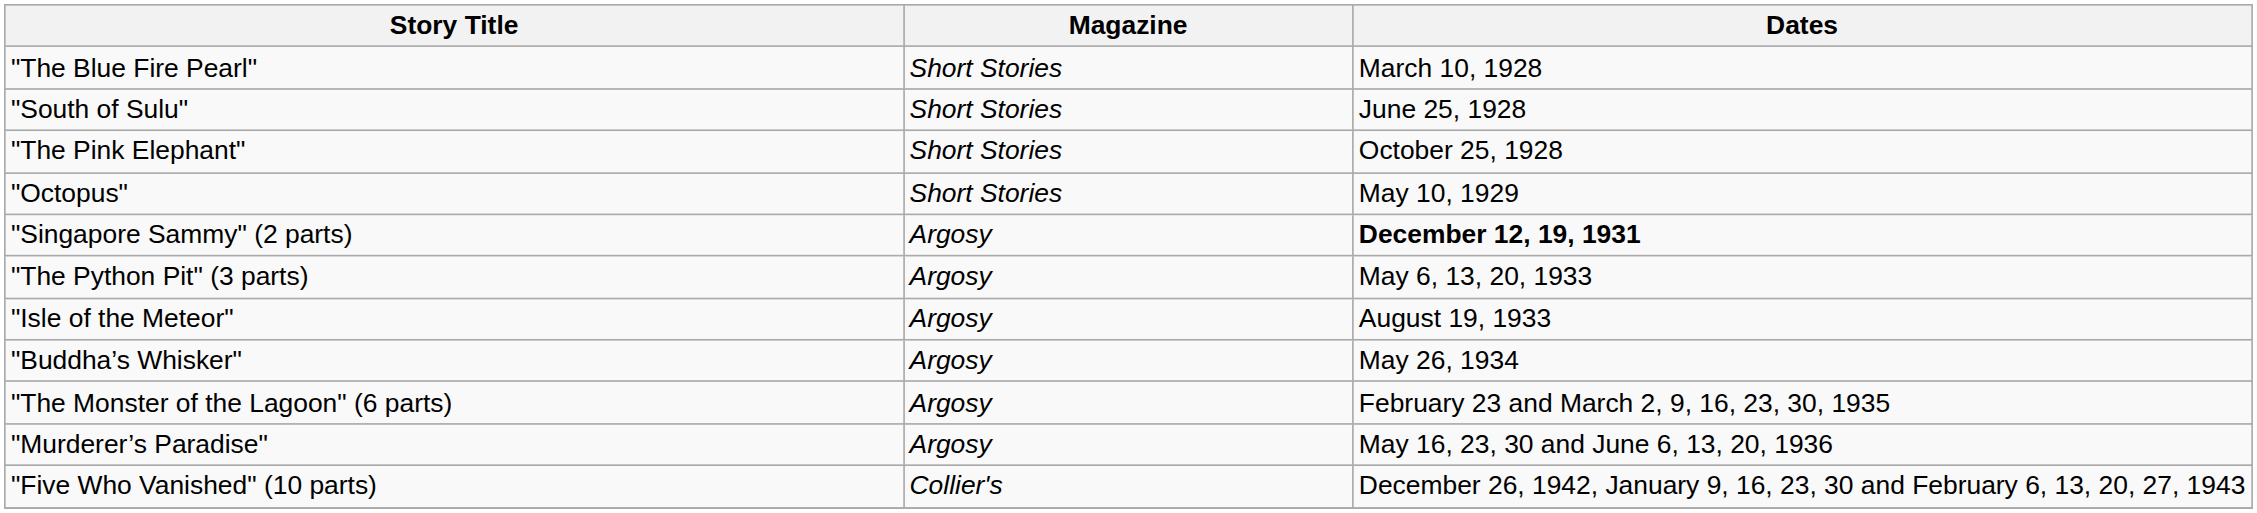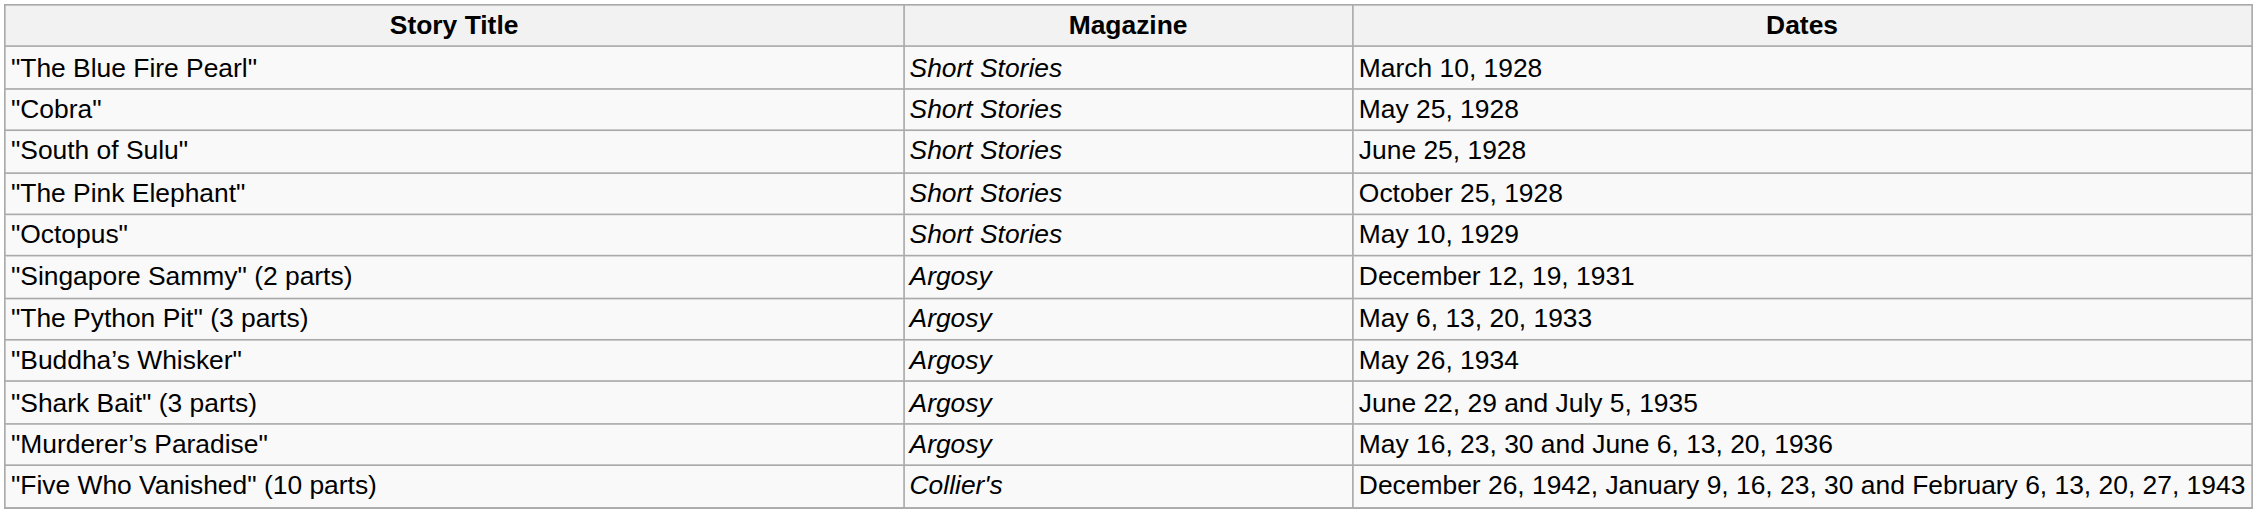+ row: (56, 109)
(1500, 234) bold -> (1497, 276) normal
- row: (122, 318)
- row: (232, 402)
+ row: (134, 402)
